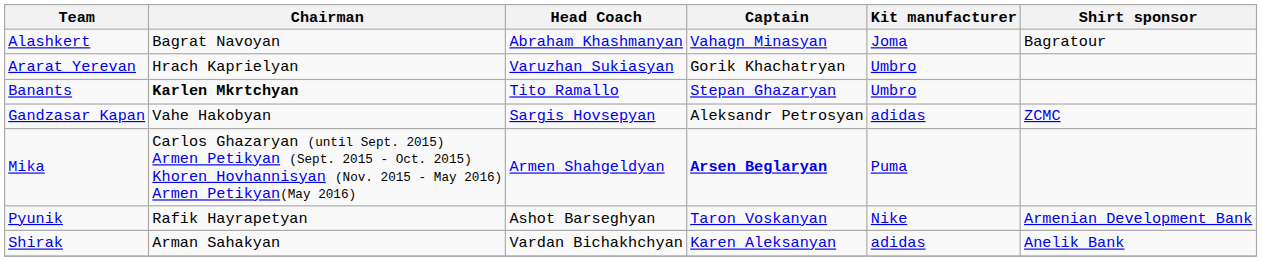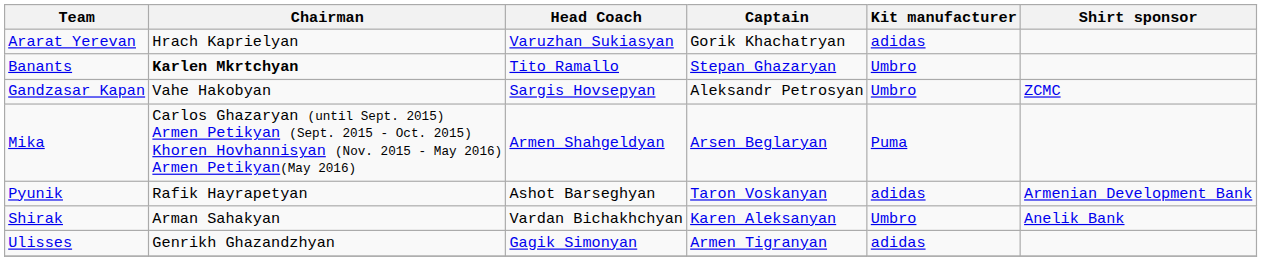- row: (49, 42)
(894, 67) Umbro -> (898, 42) adidas
(898, 116) adidas -> (894, 91) Umbro
(759, 167) bold -> (759, 142) normal
(889, 218) Nike -> (898, 194) adidas
(898, 243) adidas -> (894, 218) Umbro
+ row: (40, 243)
